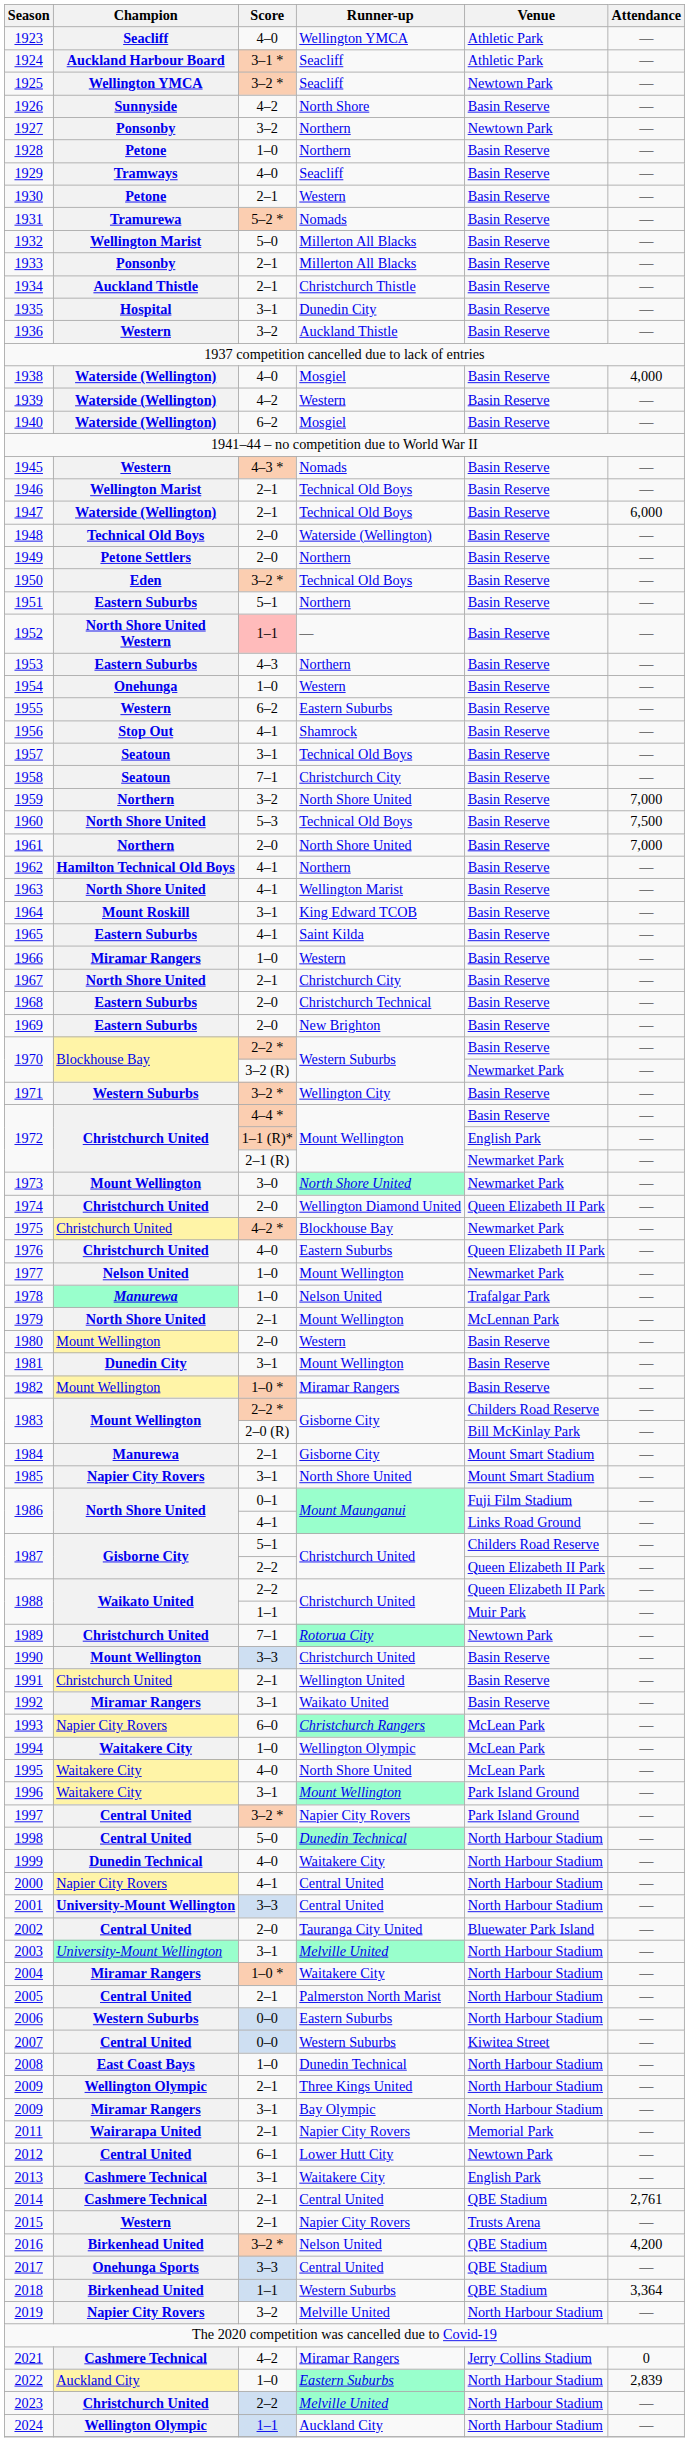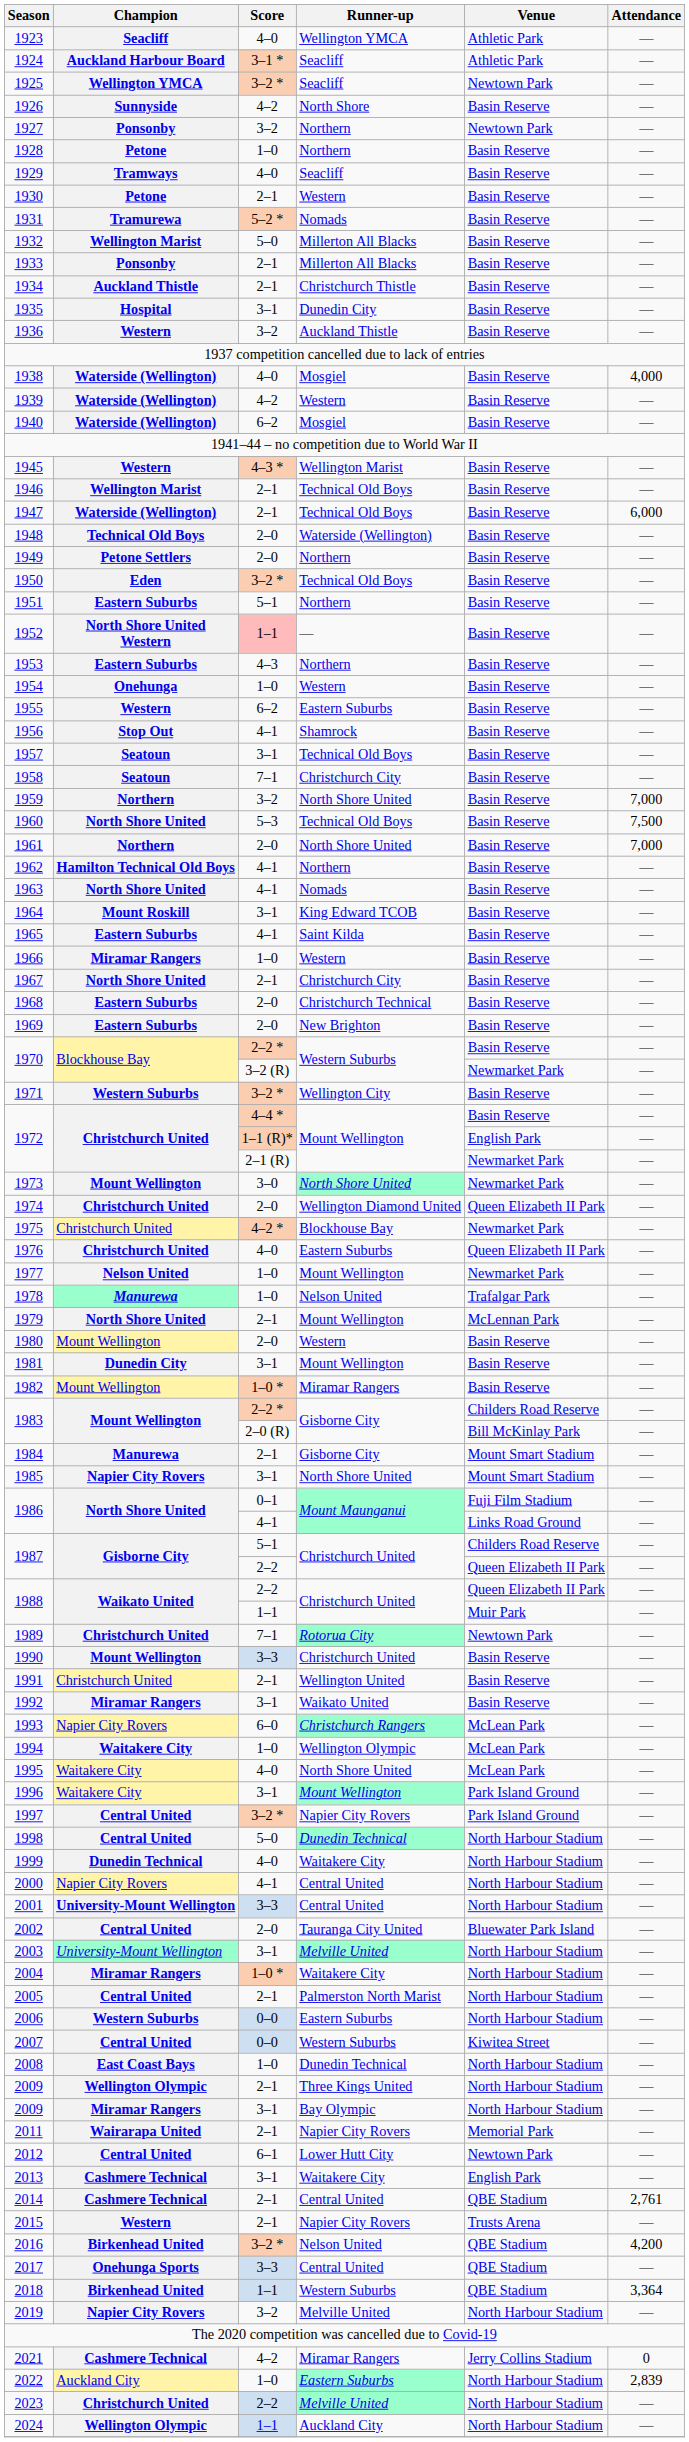(323, 467) Nomads -> (351, 467) Wellington Marist
(351, 889) Wellington Marist -> (323, 889) Nomads
